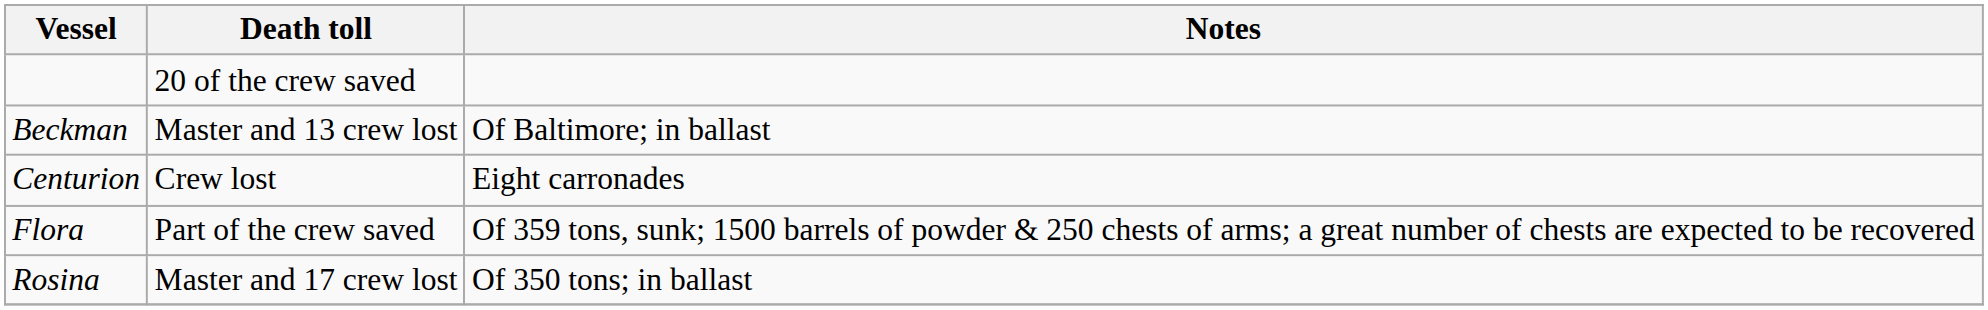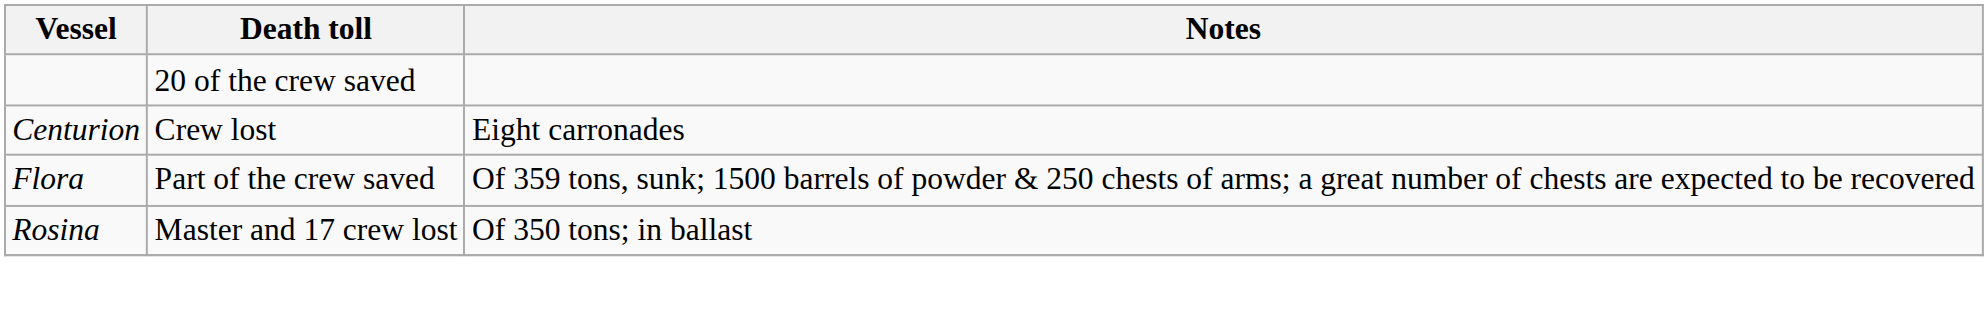- row: (70, 129)
